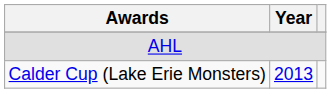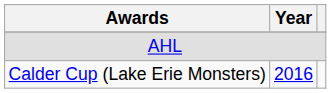(294, 74) 2013 -> (294, 74) 2016
